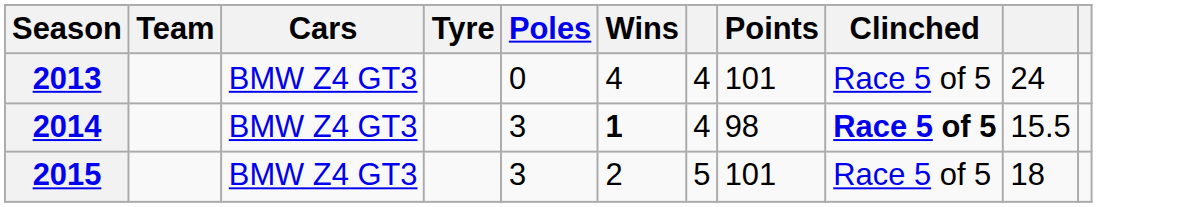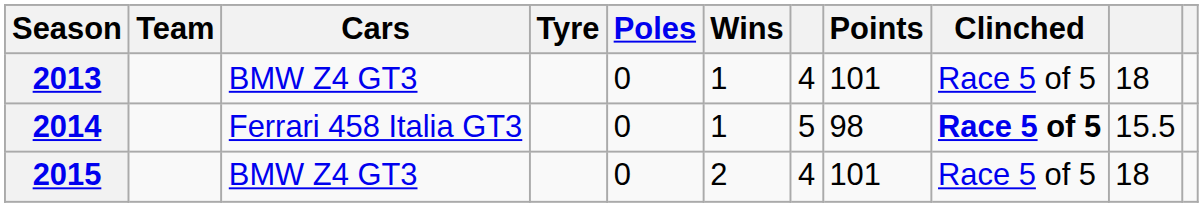(614, 77) 4 -> (719, 77) 1
(1028, 77) 24 -> (1132, 77) 18
(323, 126) BMW Z4 GT3 -> (376, 126) Ferrari 458 Italia GT3
(518, 126) 3 -> (622, 126) 0
(614, 126) bold -> (719, 126) normal
(702, 126) 4 -> (807, 126) 5
(518, 175) 3 -> (622, 175) 0
(702, 175) 5 -> (807, 175) 4
